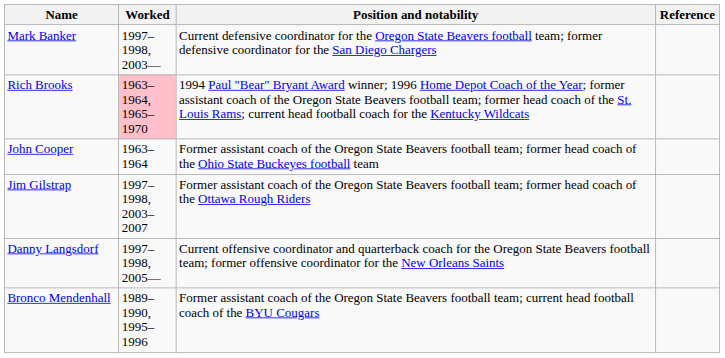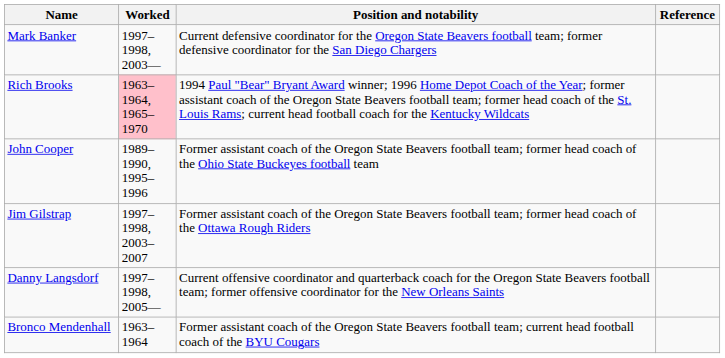(138, 156) 1963–1964 -> (138, 171) 1989–1990, 1995–1996
(138, 320) 1989–1990, 1995–1996 -> (138, 334) 1963–1964
